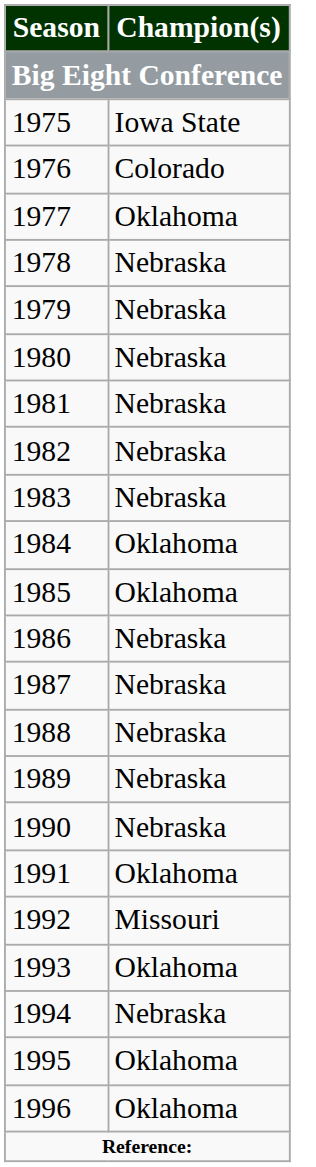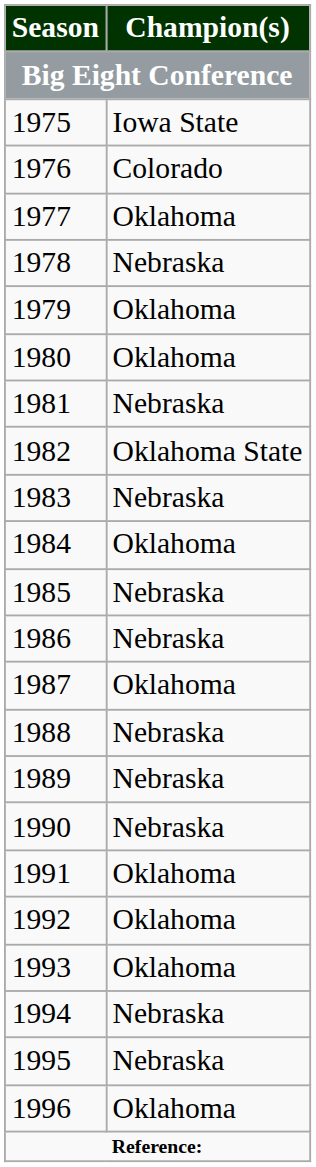(170, 309) Nebraska -> (174, 309) Oklahoma
(170, 356) Nebraska -> (174, 356) Oklahoma
(170, 450) Nebraska -> (208, 450) Oklahoma State
(176, 591) Oklahoma -> (168, 591) Nebraska
(170, 685) Nebraska -> (174, 685) Oklahoma
(167, 919) Missouri -> (174, 919) Oklahoma
(176, 1060) Oklahoma -> (168, 1060) Nebraska
